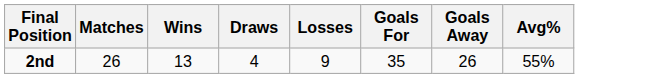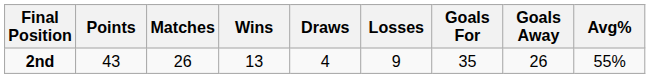+ column: (111, 26)
